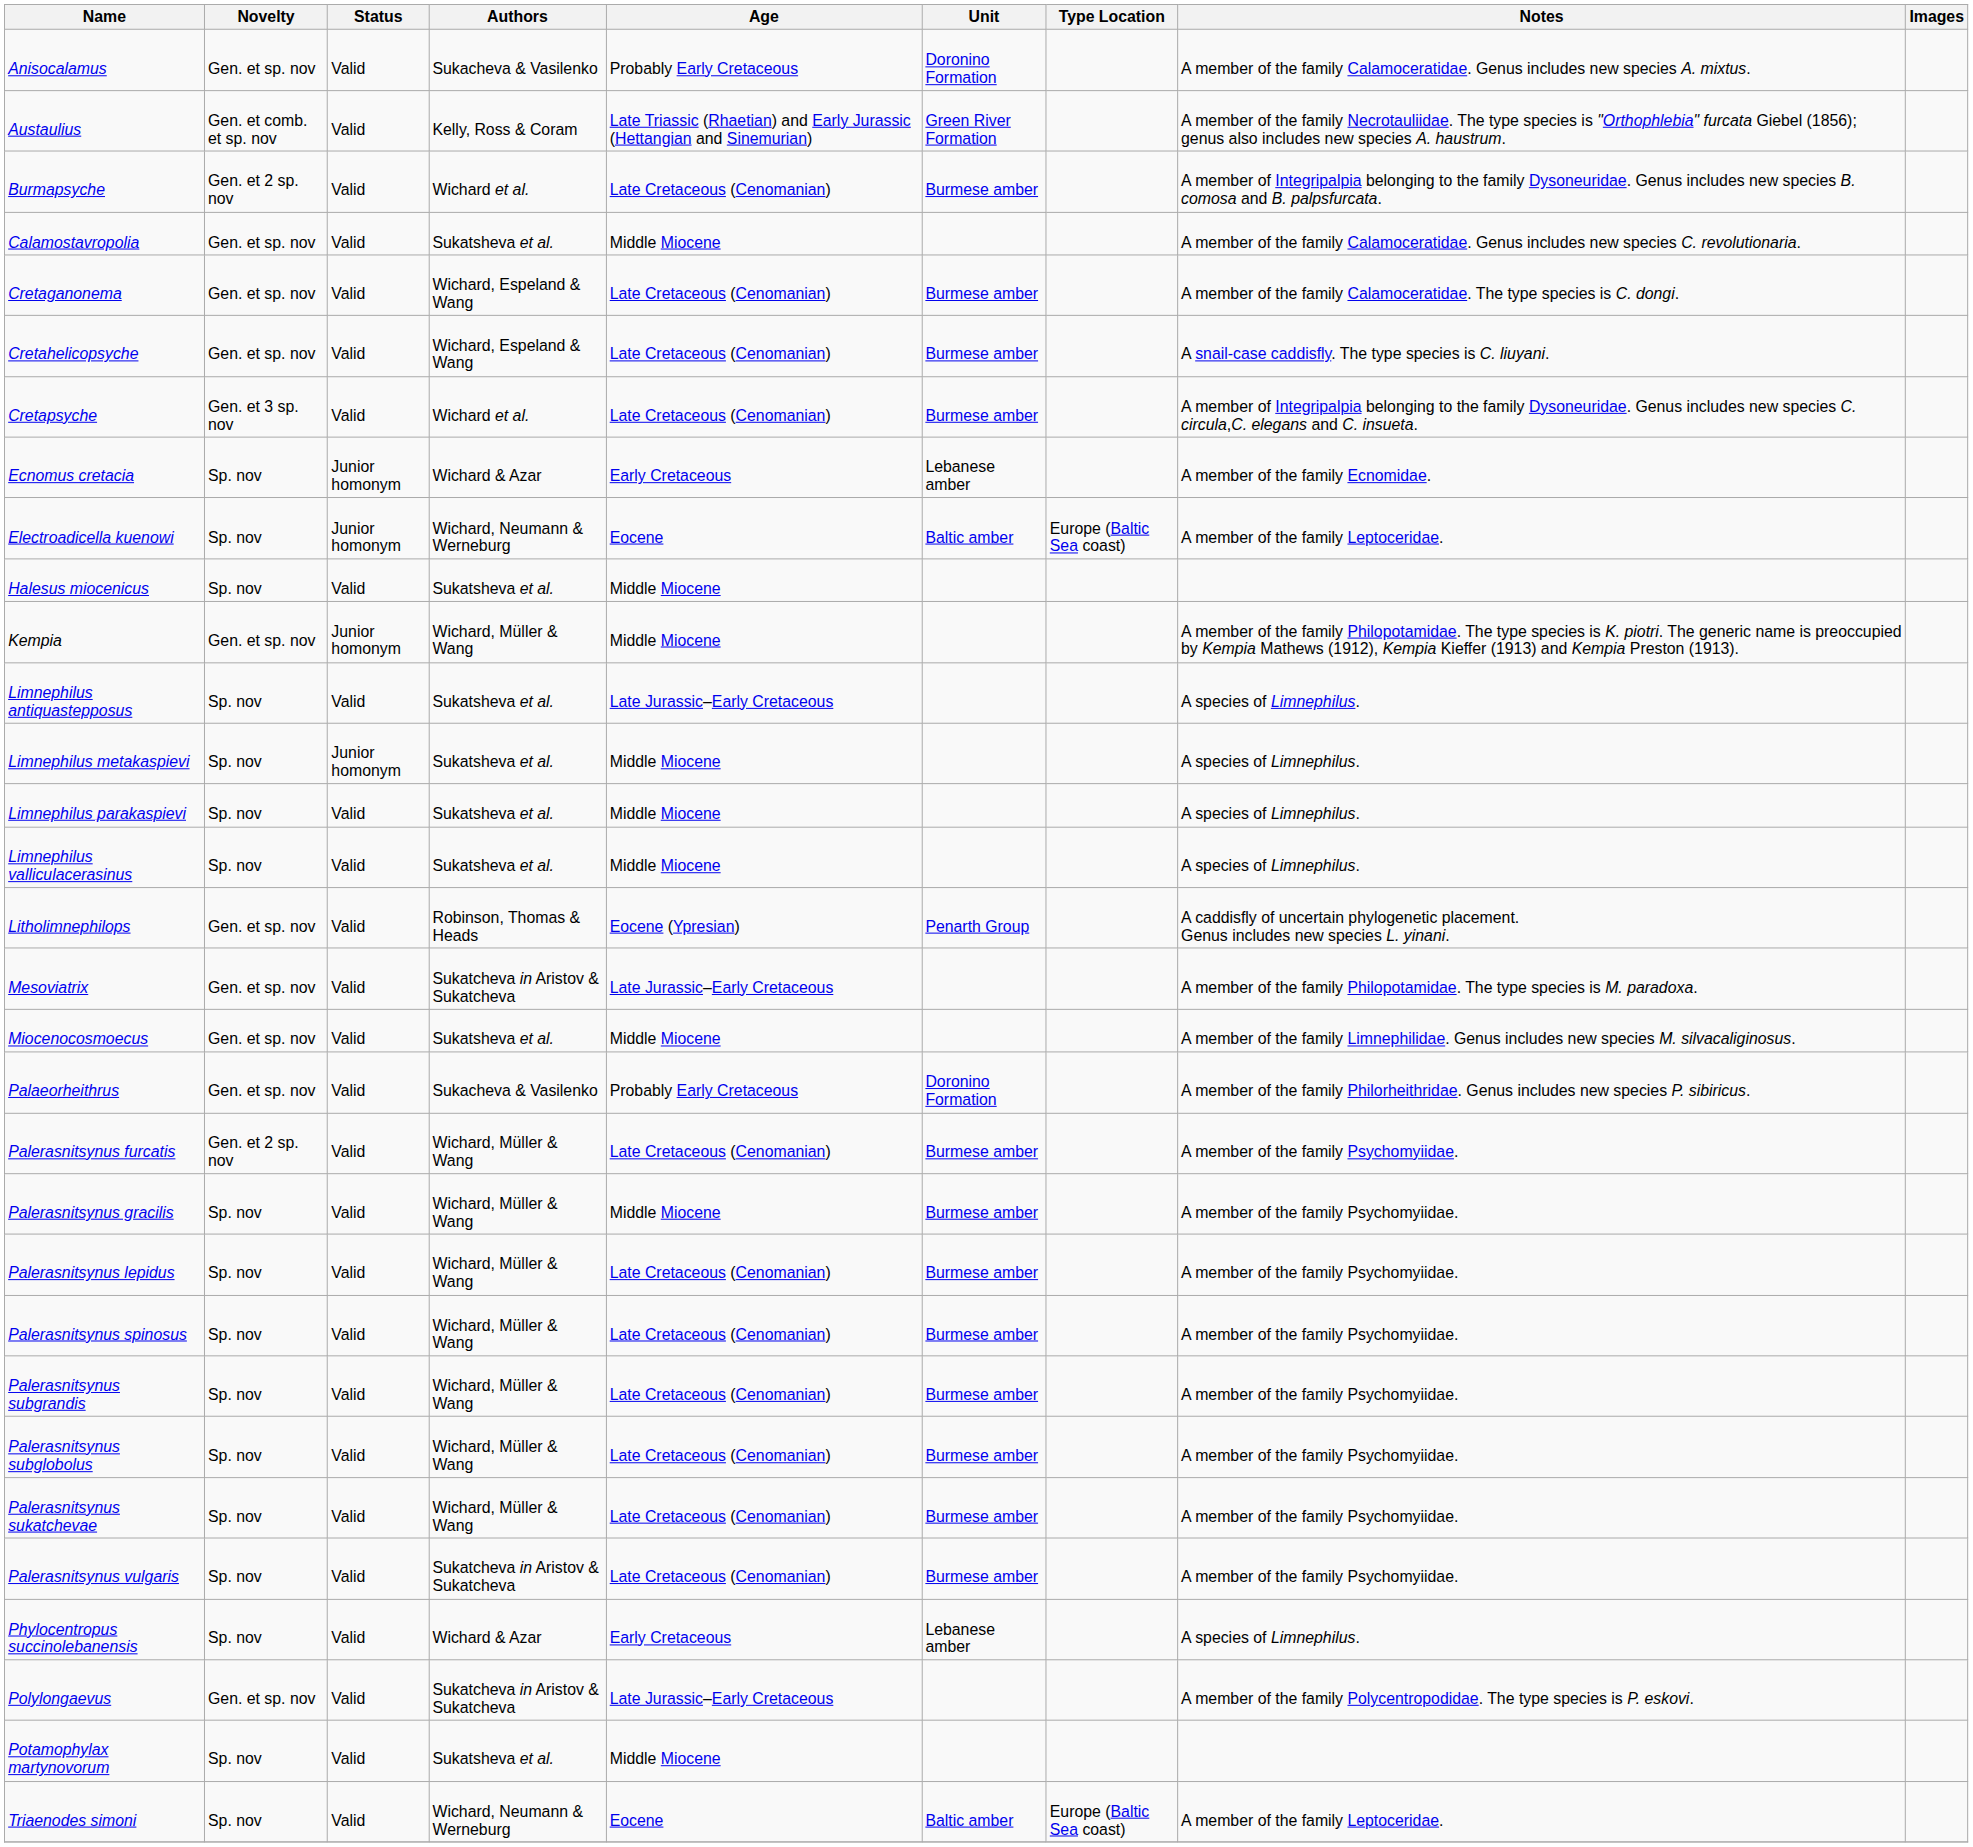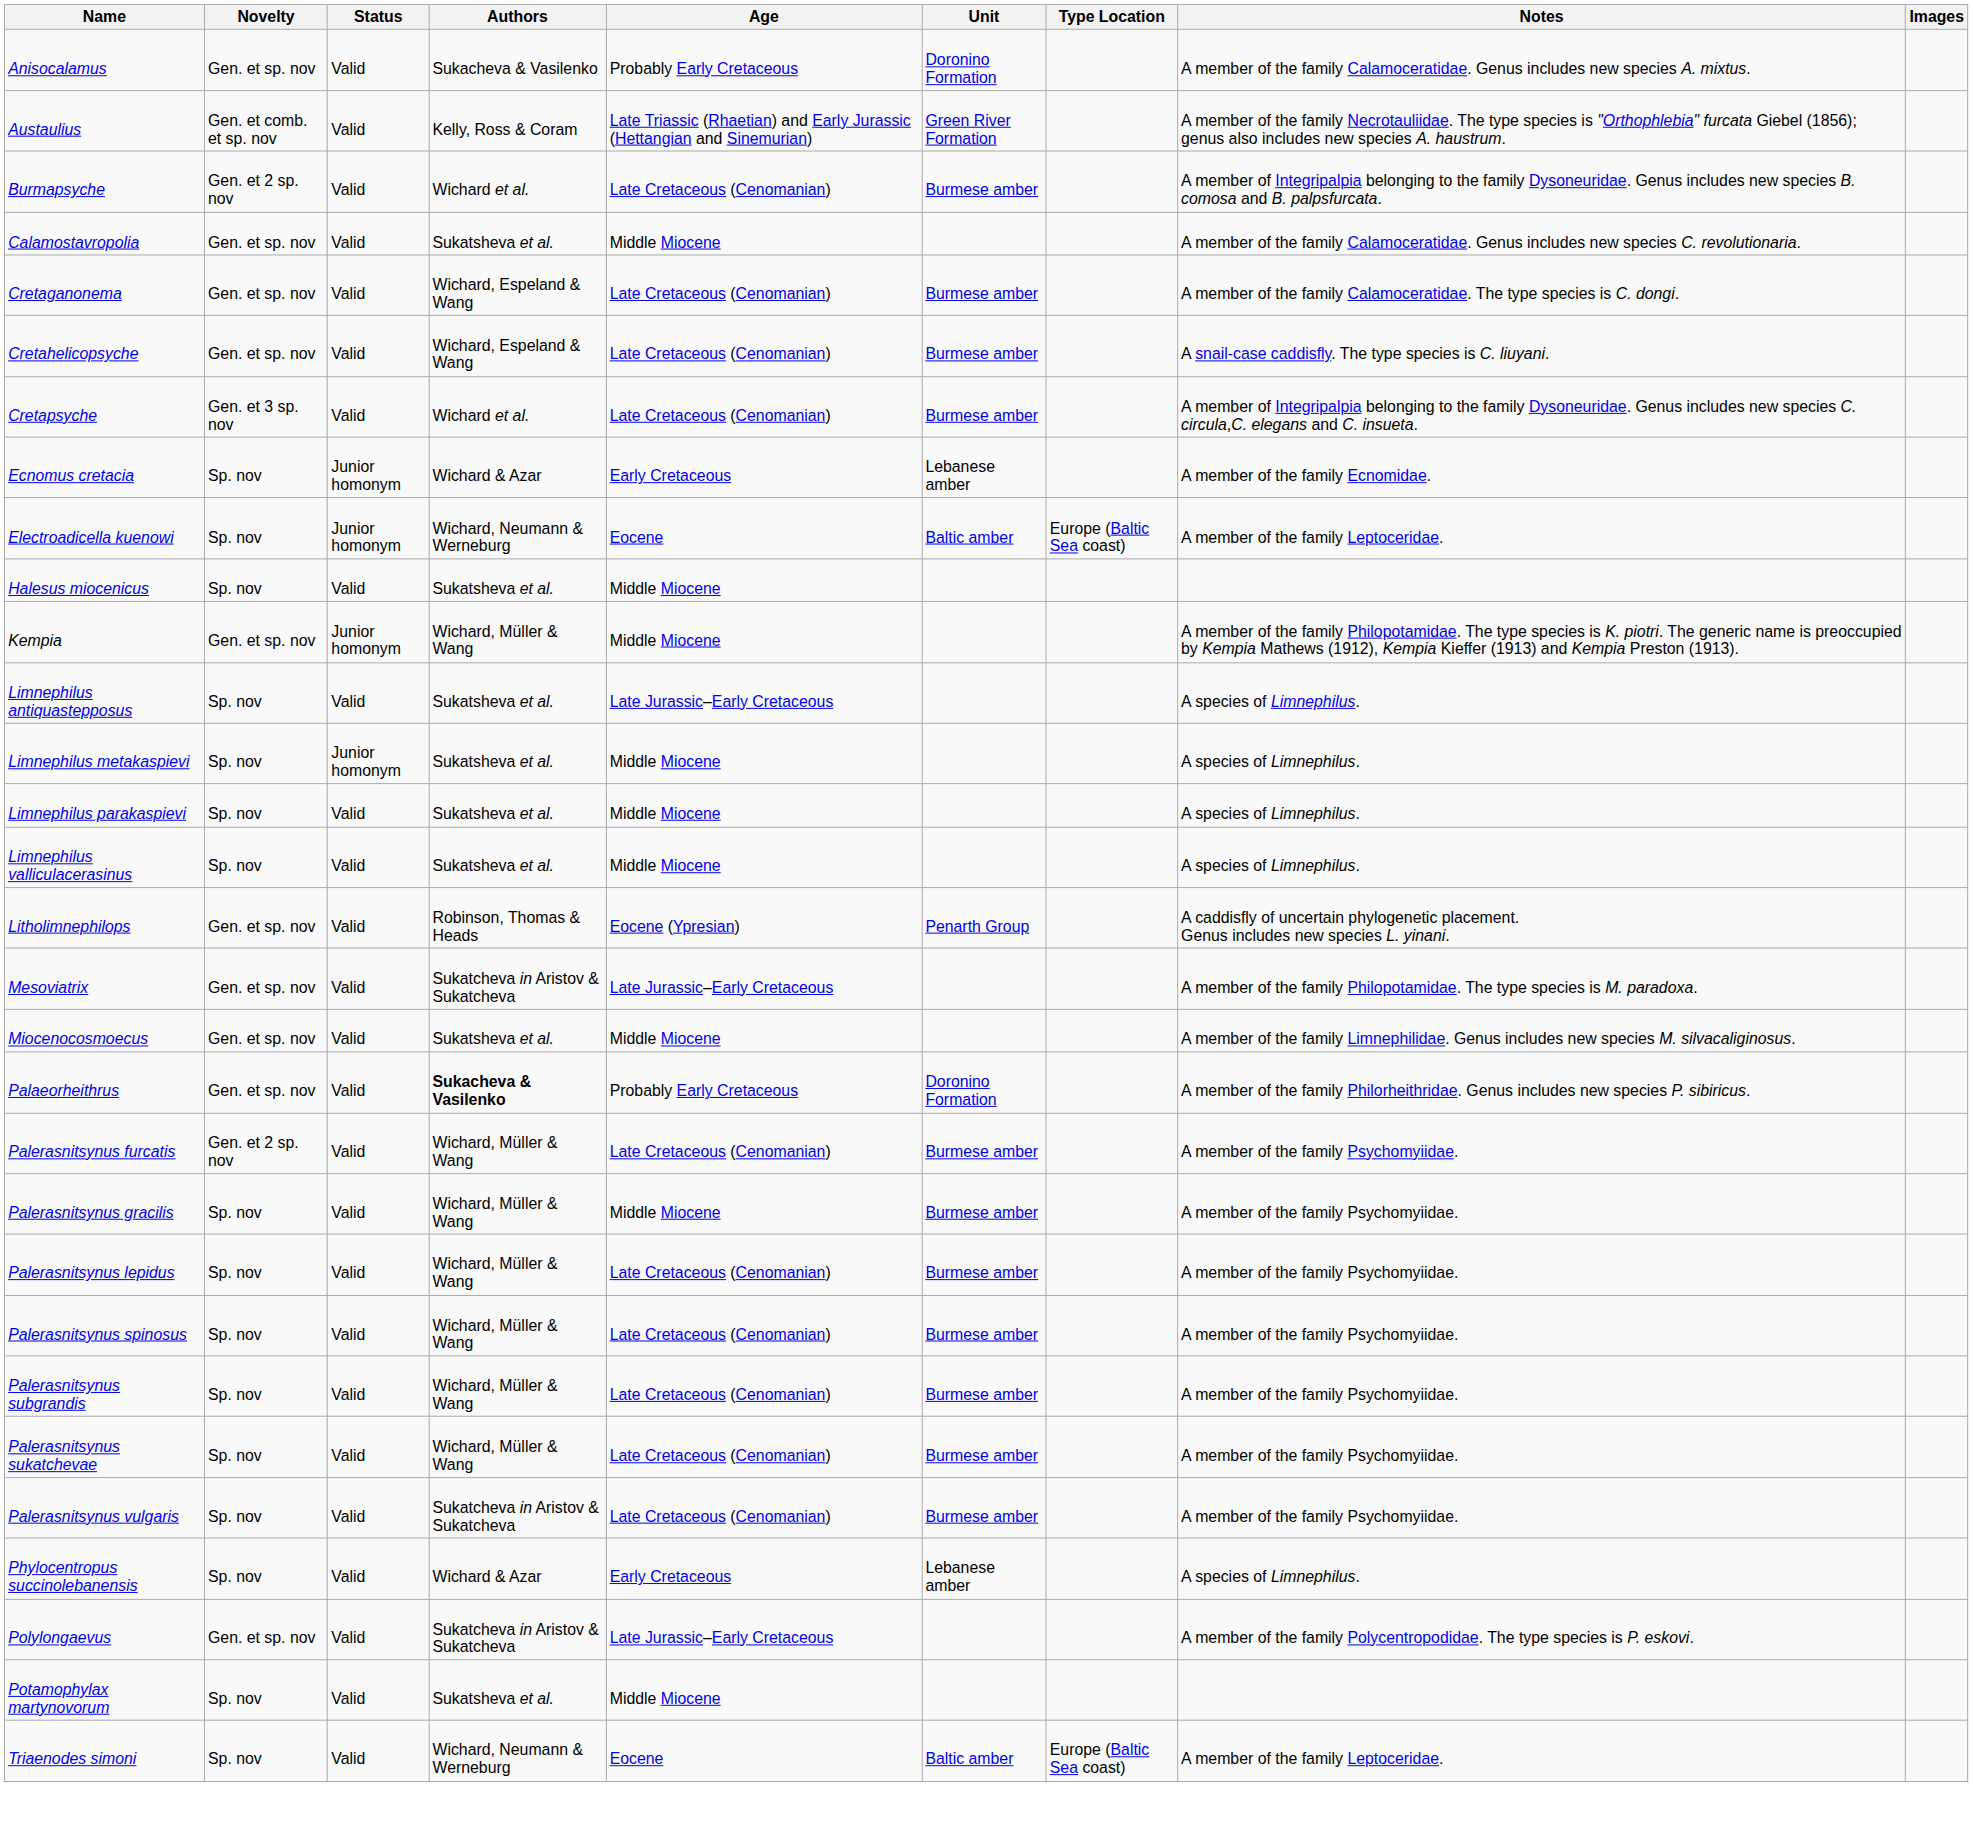(515, 1091) normal -> (482, 1091) bold
- row: (64, 1455)
